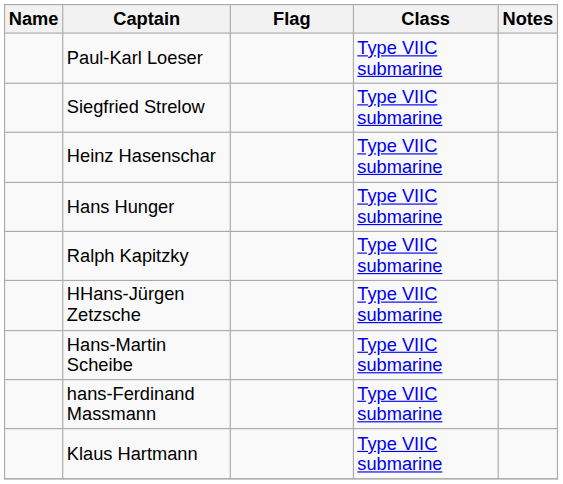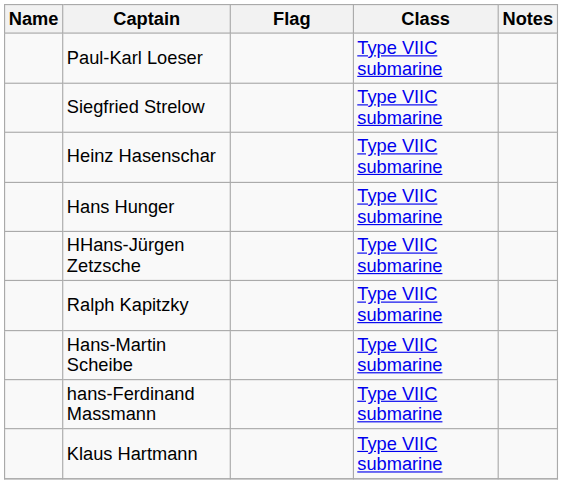rows swapped: (126, 305) <-> (128, 255)
